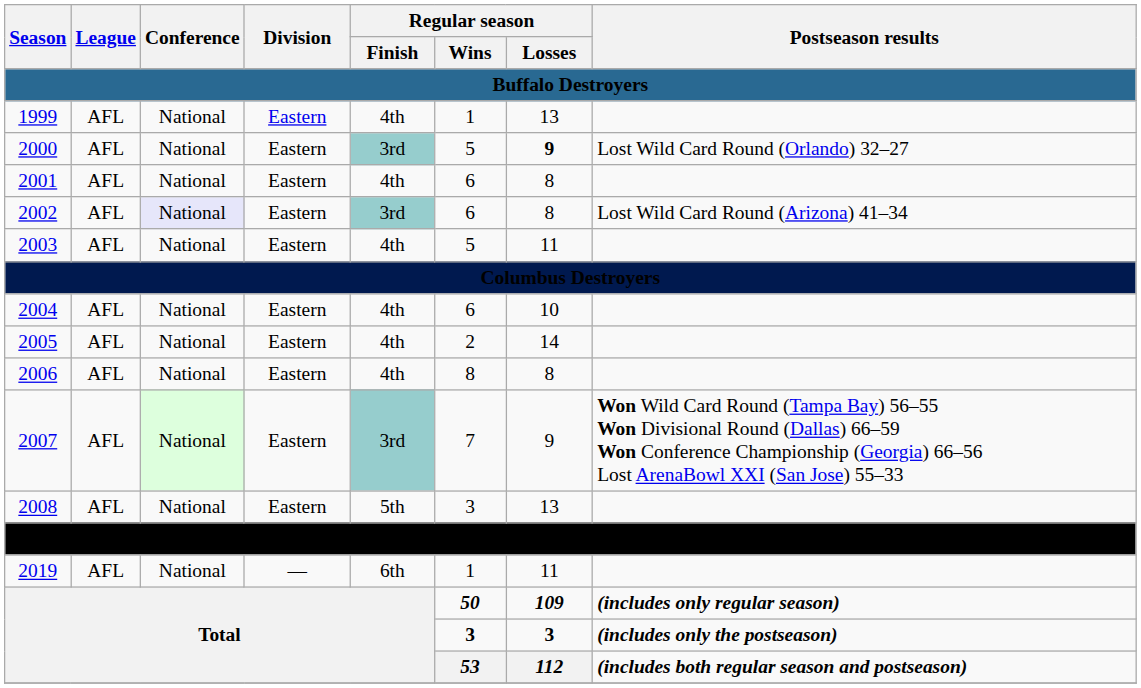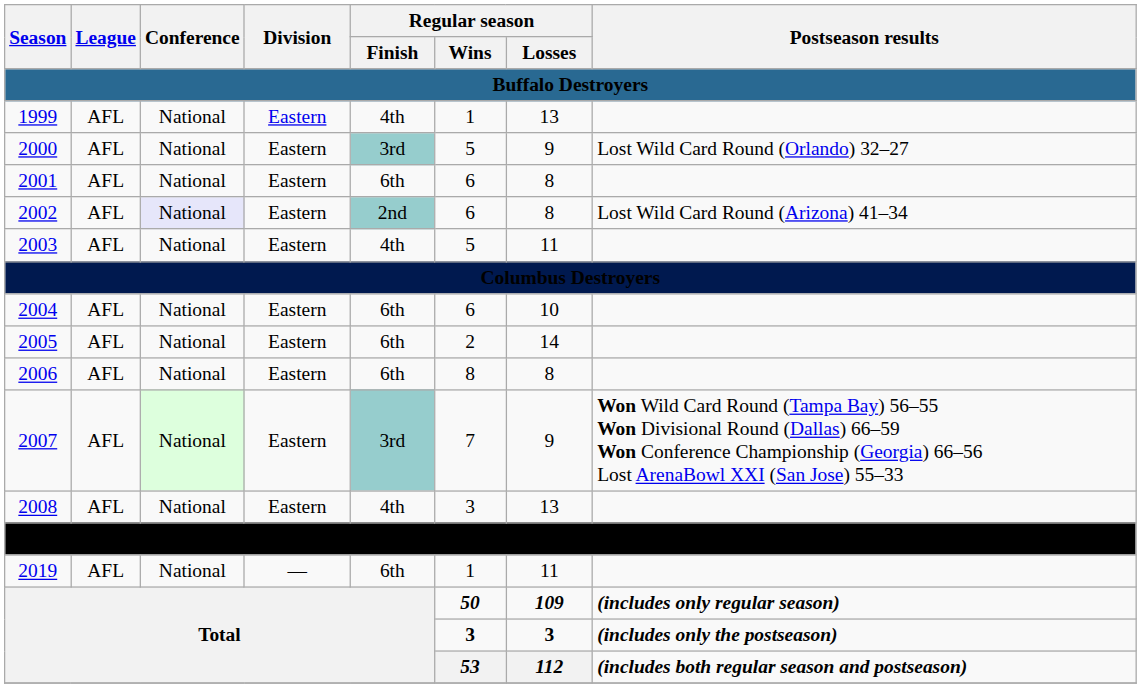(549, 149) bold -> (549, 149) normal
(392, 181) 4th -> (392, 181) 6th
(392, 213) 3rd -> (392, 213) 2nd
(392, 309) 4th -> (392, 309) 6th
(392, 341) 4th -> (392, 341) 6th
(392, 373) 4th -> (392, 373) 6th
(392, 506) 5th -> (392, 506) 4th
